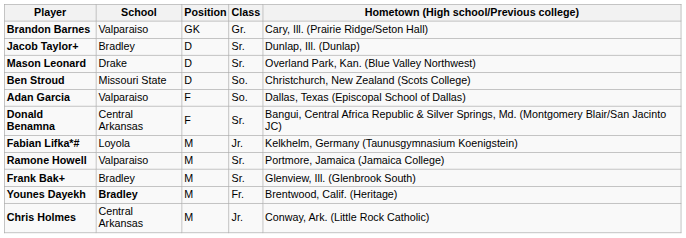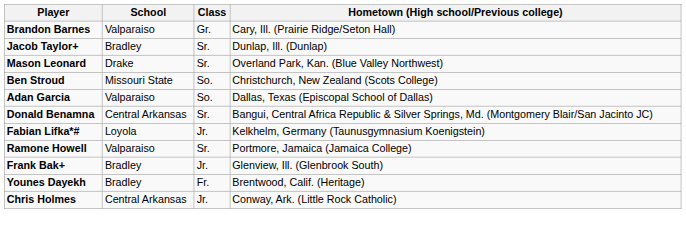- column: (205, 13)
(238, 178) Sr. -> (202, 166) Jr.
(118, 195) bold -> (123, 183) normal
